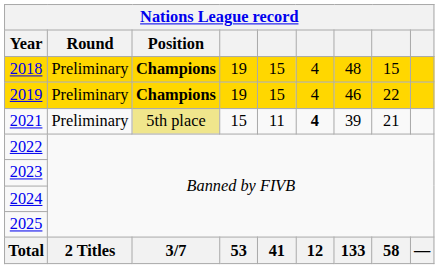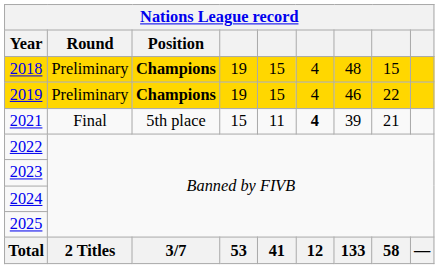(90, 120) Preliminary -> (90, 120) Final
(176, 120) khaki background -> (176, 120) no background
